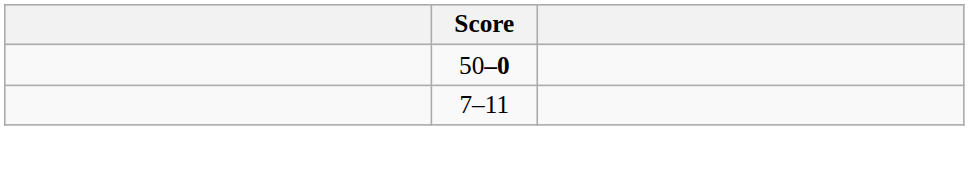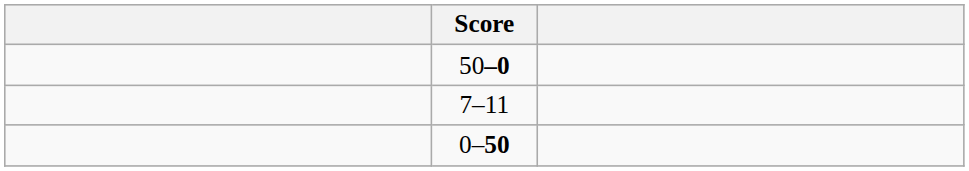+ row: (484, 144)
